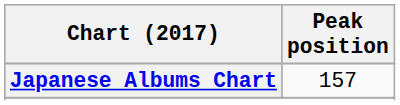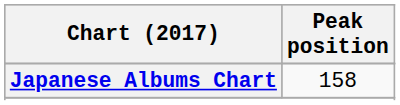(338, 81) 157 -> (338, 81) 158
